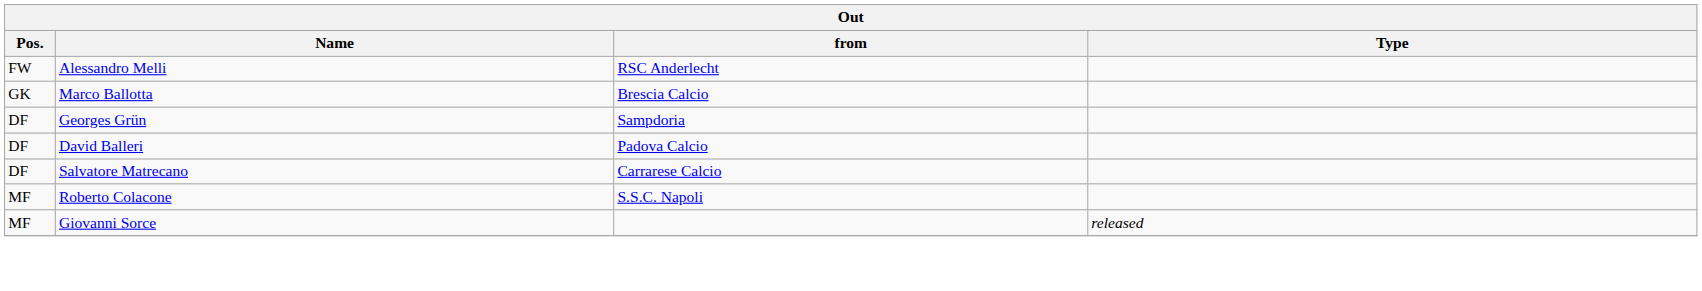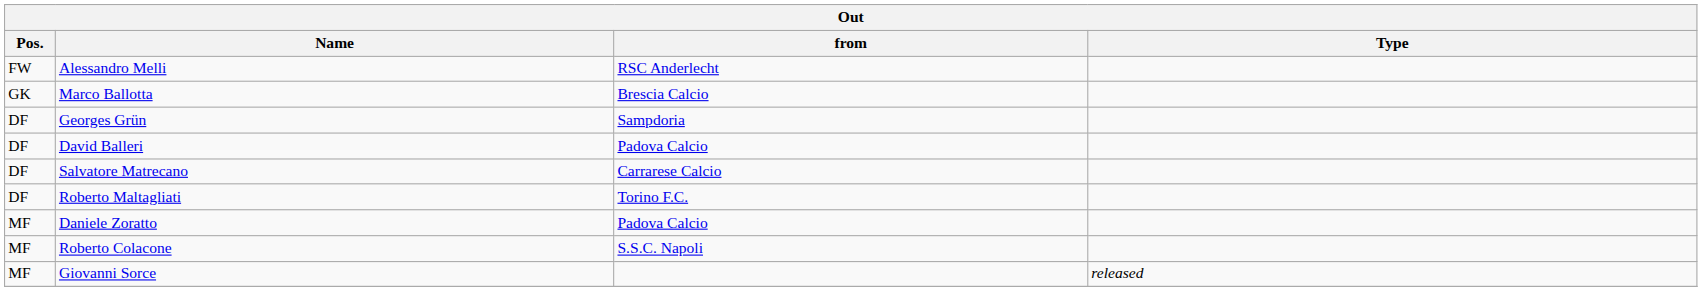+ row: (120, 197)
+ row: (108, 222)
